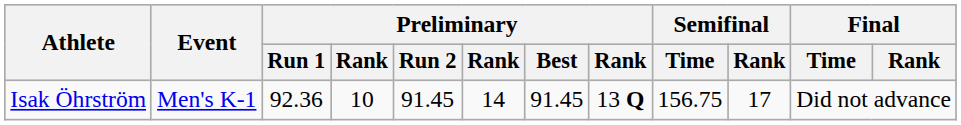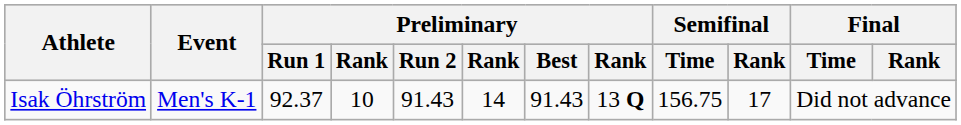(296, 100) 92.36 -> (296, 100) 92.37
(428, 100) 91.45 -> (428, 100) 91.43
(557, 100) 91.45 -> (557, 100) 91.43
